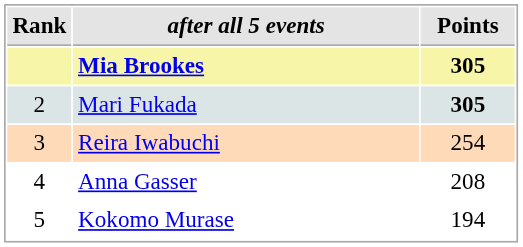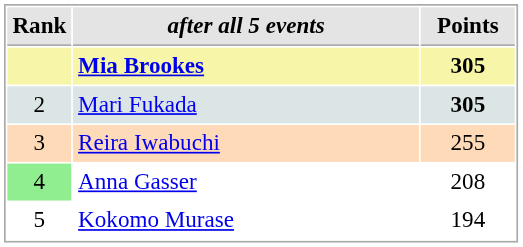(468, 143) 254 -> (468, 143) 255
(39, 181) no background -> (39, 181) lightgreen background
